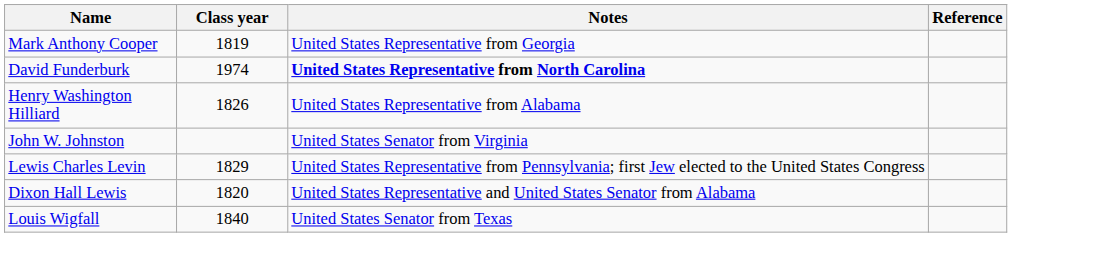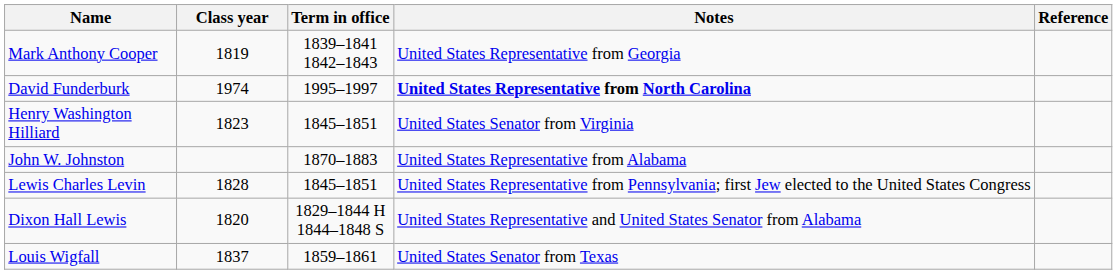+ column: (340, 17)
(232, 105) 1826 -> (232, 123) 1823
(436, 105) United States Representative from Alabama -> (515, 123) United States Senator from Virginia
(410, 140) United States Senator from Virginia -> (542, 159) United States Representative from Alabama
(232, 166) 1829 -> (232, 185) 1828
(232, 219) 1840 -> (232, 256) 1837
